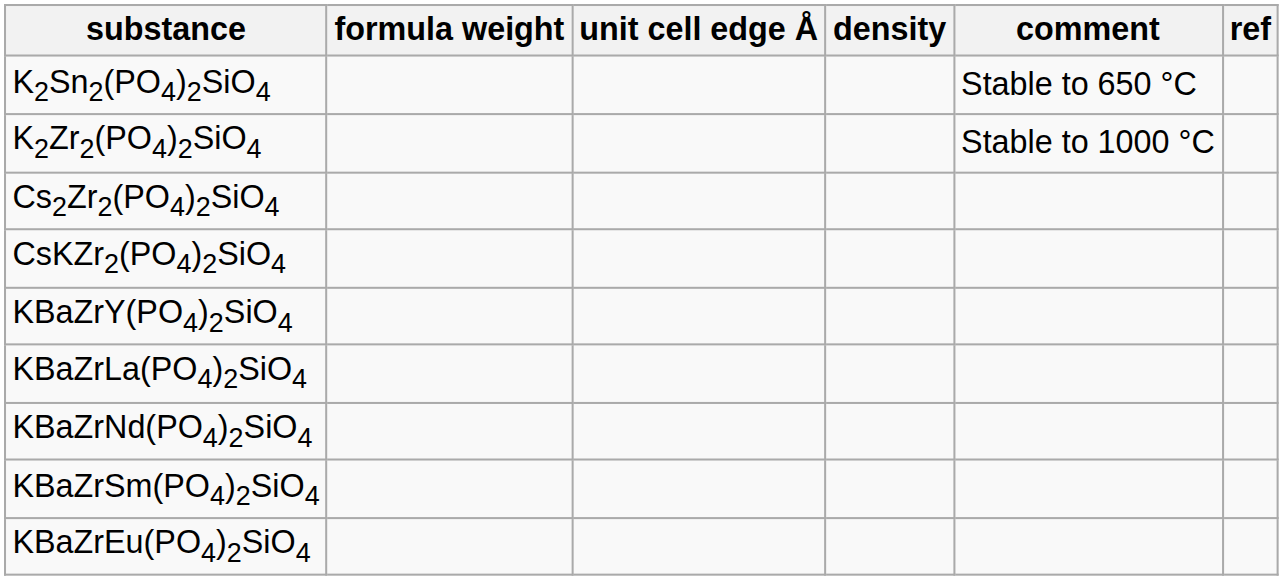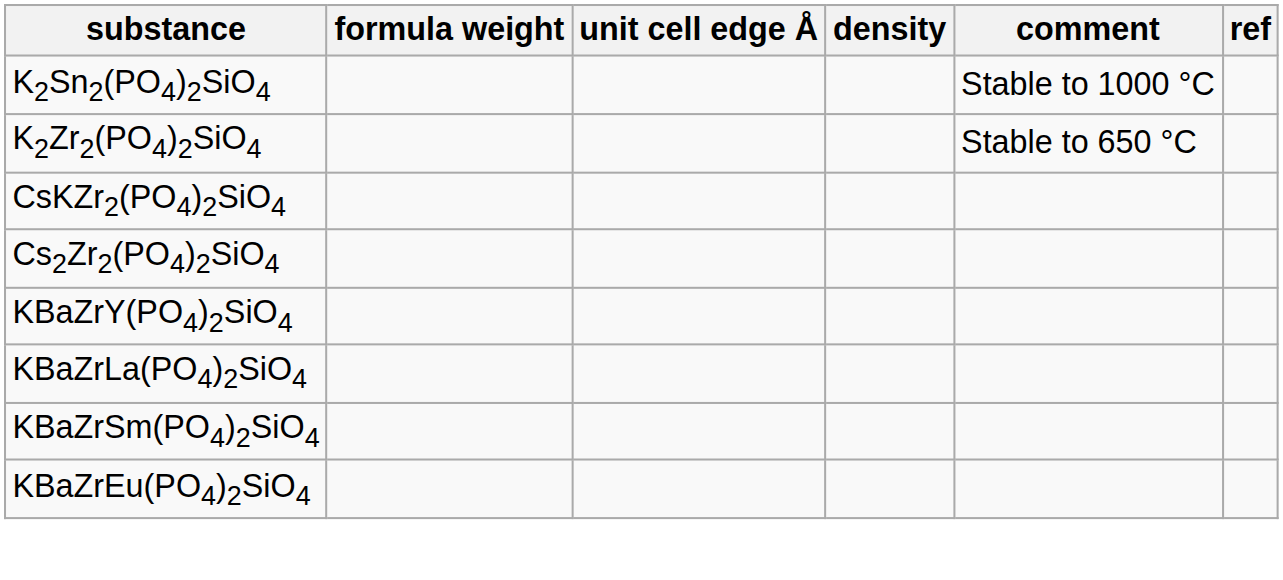(1079, 84) Stable to 650 °C -> (1088, 84) Stable to 1000 °C
(1088, 142) Stable to 1000 °C -> (1079, 142) Stable to 650 °C
rows swapped: (146, 201) <-> (149, 258)
- row: (162, 431)
